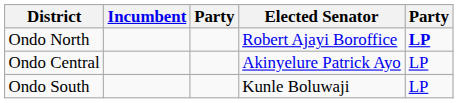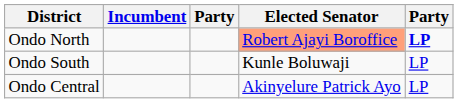(320, 39) no background -> (320, 39) lightsalmon background
rows swapped: (54, 63) <-> (49, 86)
